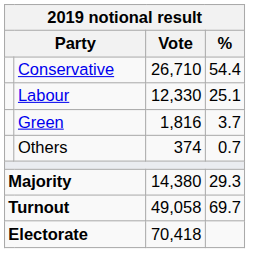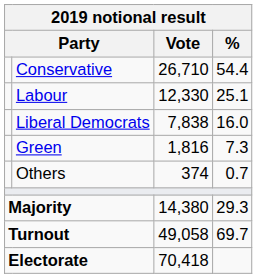+ row: (83, 122)
(230, 122) 3.7 -> (237, 148) 7.3
